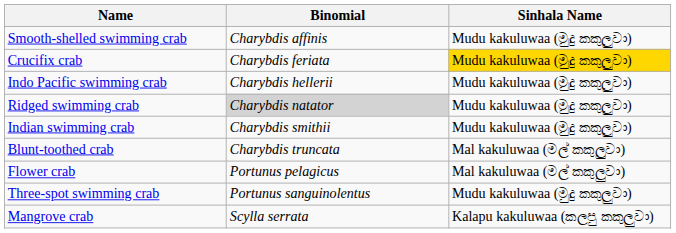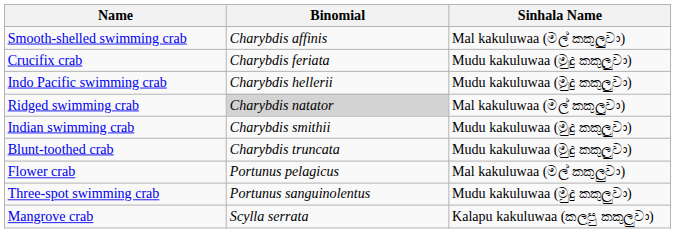(542, 37) Mudu kakuluwaa (මුදු කකුලුවා) -> (539, 37) Mal kakuluwaa (මල් කකුලුවා)
(542, 60) gold background -> (542, 60) no background
(542, 104) Mudu kakuluwaa (මුදු කකුලුවා) -> (539, 104) Mal kakuluwaa (මල් කකුලුවා)
(539, 149) Mal kakuluwaa (මල් කකුලුවා) -> (542, 149) Mudu kakuluwaa (මුදු කකුලුවා)
